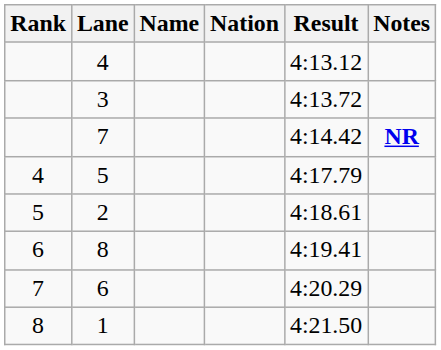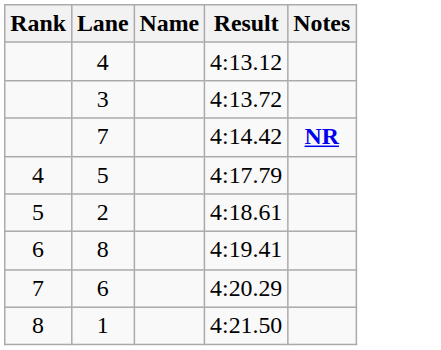- column: (245, 23)
